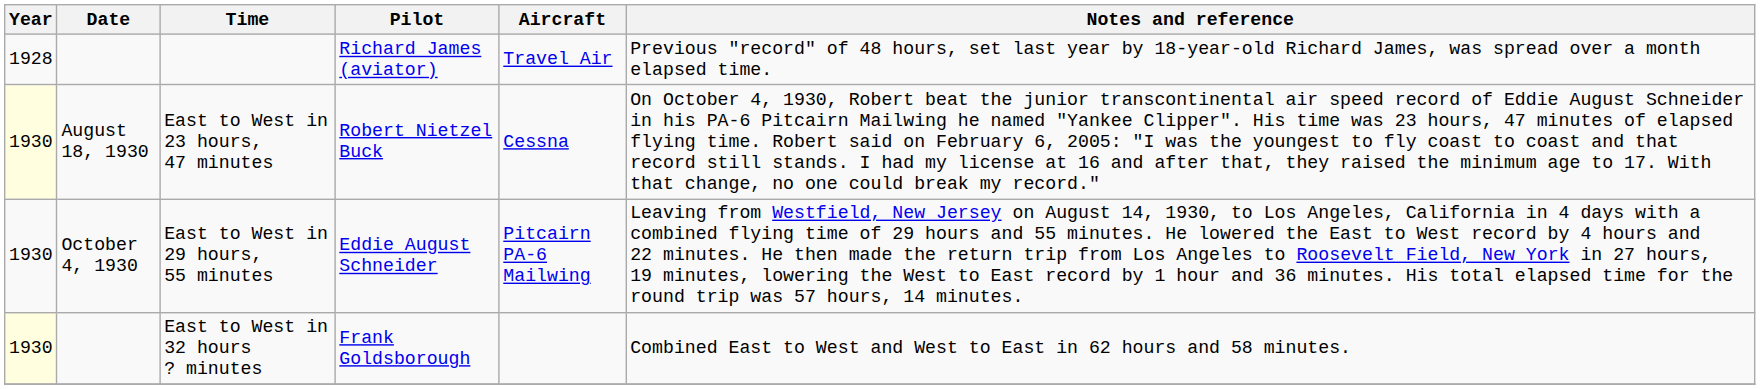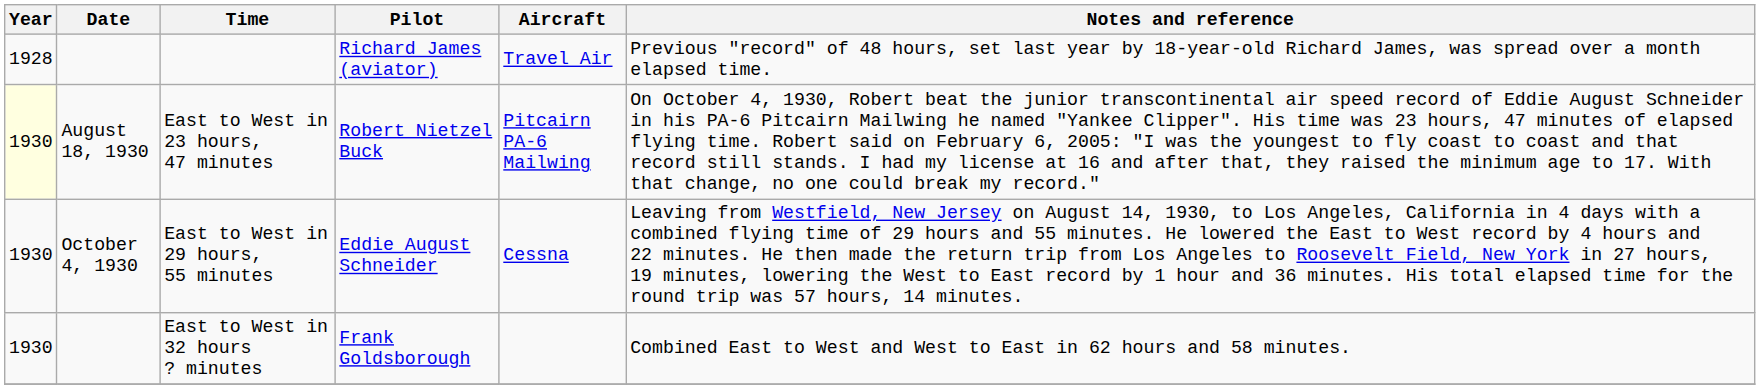(536, 142) Cessna -> (547, 142) Pitcairn PA-6 Mailwing
(547, 256) Pitcairn PA-6 Mailwing -> (536, 256) Cessna
(31, 348) lightyellow background -> (31, 348) no background
